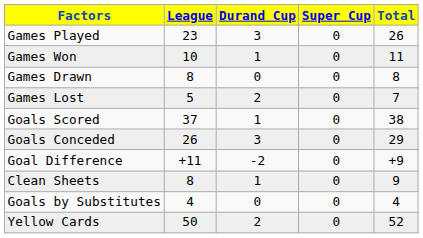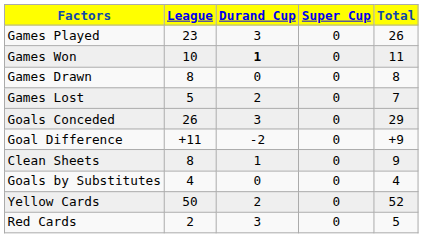(257, 56) normal -> (257, 56) bold
- row: (54, 119)
+ row: (42, 223)
